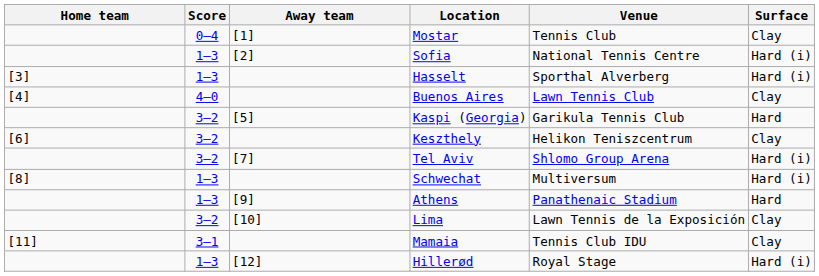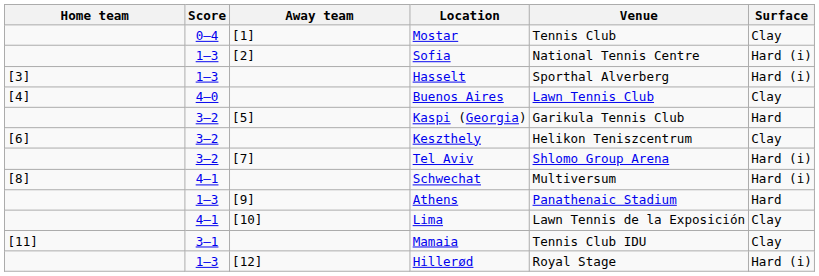(207, 179) 1–3 -> (207, 179) 4–1
(207, 220) 3–2 -> (207, 220) 4–1
